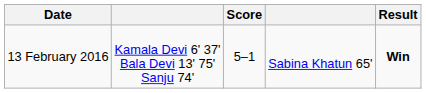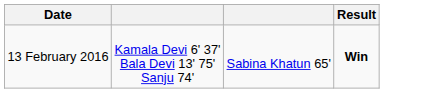- column: (244, 15)
